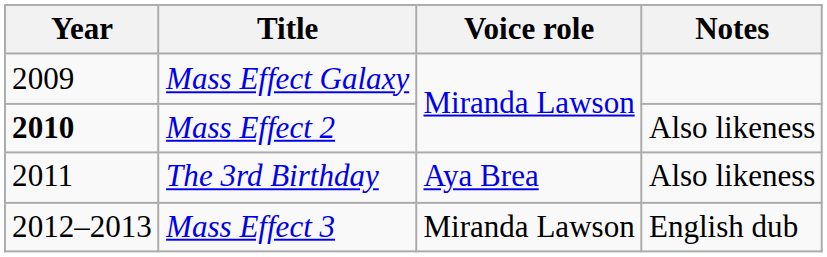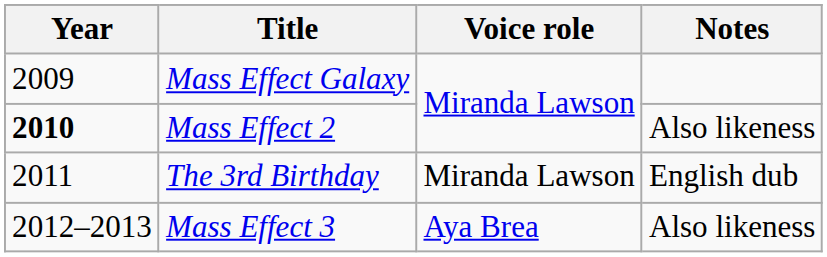(481, 176) Aya Brea -> (529, 176) Miranda Lawson
(732, 176) Also likeness -> (724, 176) English dub
(529, 226) Miranda Lawson -> (481, 226) Aya Brea
(724, 226) English dub -> (732, 226) Also likeness
